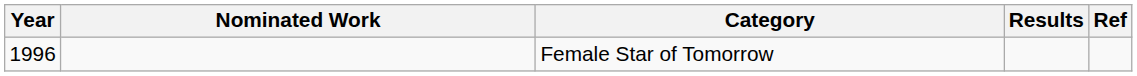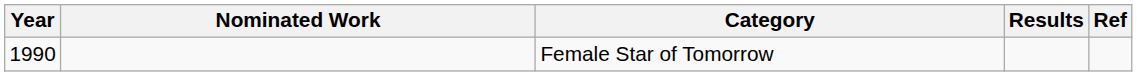(33, 53) 1996 -> (33, 53) 1990
